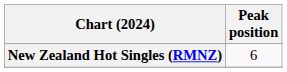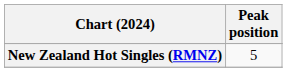(254, 55) 6 -> (254, 55) 5
